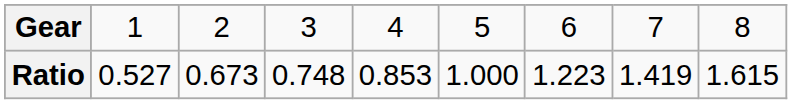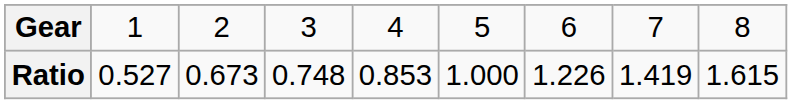(569, 74) 1.223 -> (569, 74) 1.226
